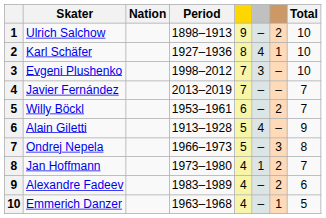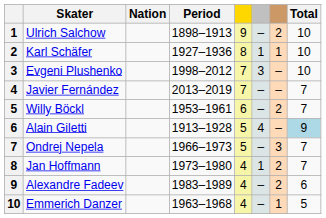(261, 52) 4 -> (261, 52) 1
(304, 128) no background -> (304, 128) lightblue background
(304, 147) 8 -> (304, 147) 7
